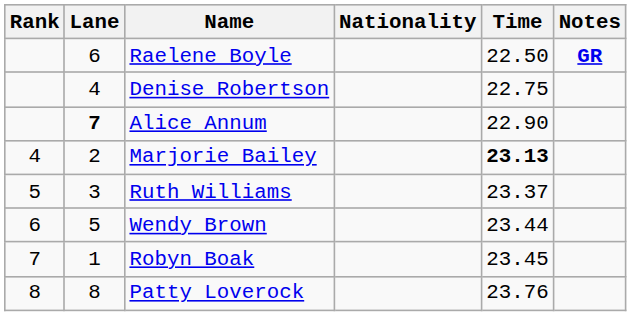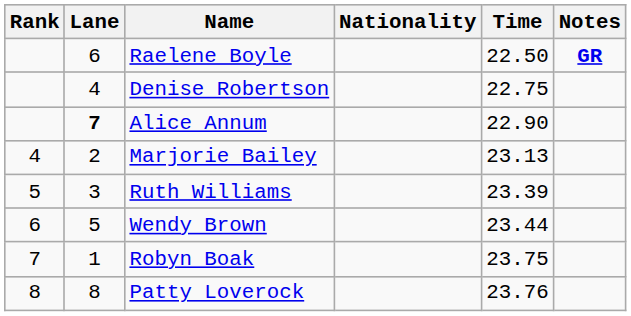(518, 157) bold -> (518, 157) normal
(518, 191) 23.37 -> (518, 191) 23.39
(518, 259) 23.45 -> (518, 259) 23.75
